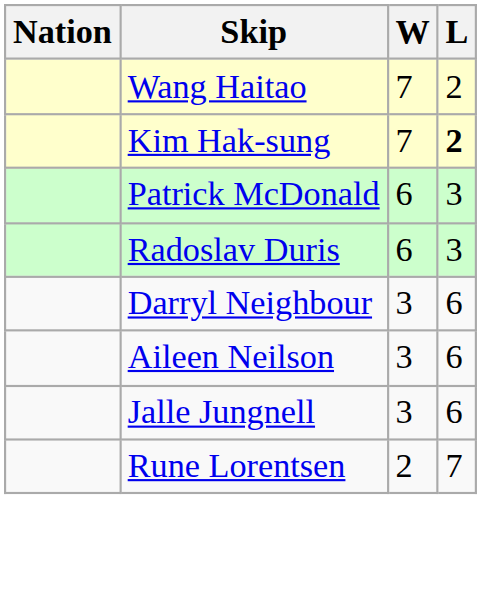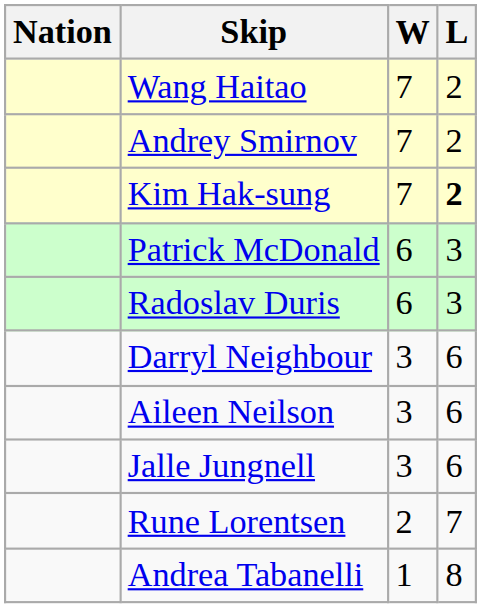+ row: (242, 140)
+ row: (245, 574)
